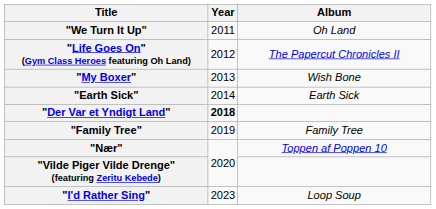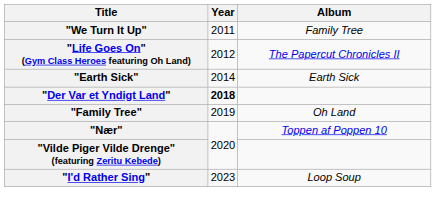(334, 30) Oh Land -> (334, 30) Family Tree
- row: (106, 78)
(334, 130) Family Tree -> (334, 113) Oh Land
